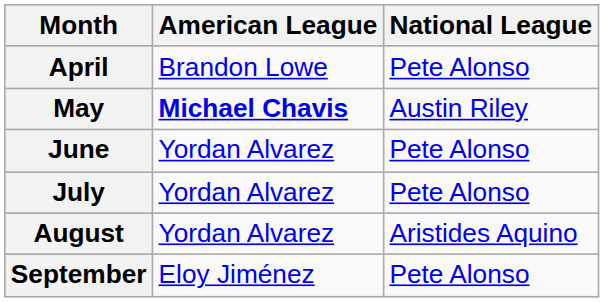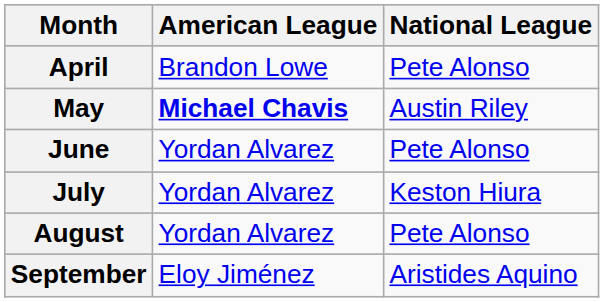(459, 191) Pete Alonso -> (465, 191) Keston Hiura
(484, 233) Aristides Aquino -> (459, 233) Pete Alonso
(459, 274) Pete Alonso -> (484, 274) Aristides Aquino
